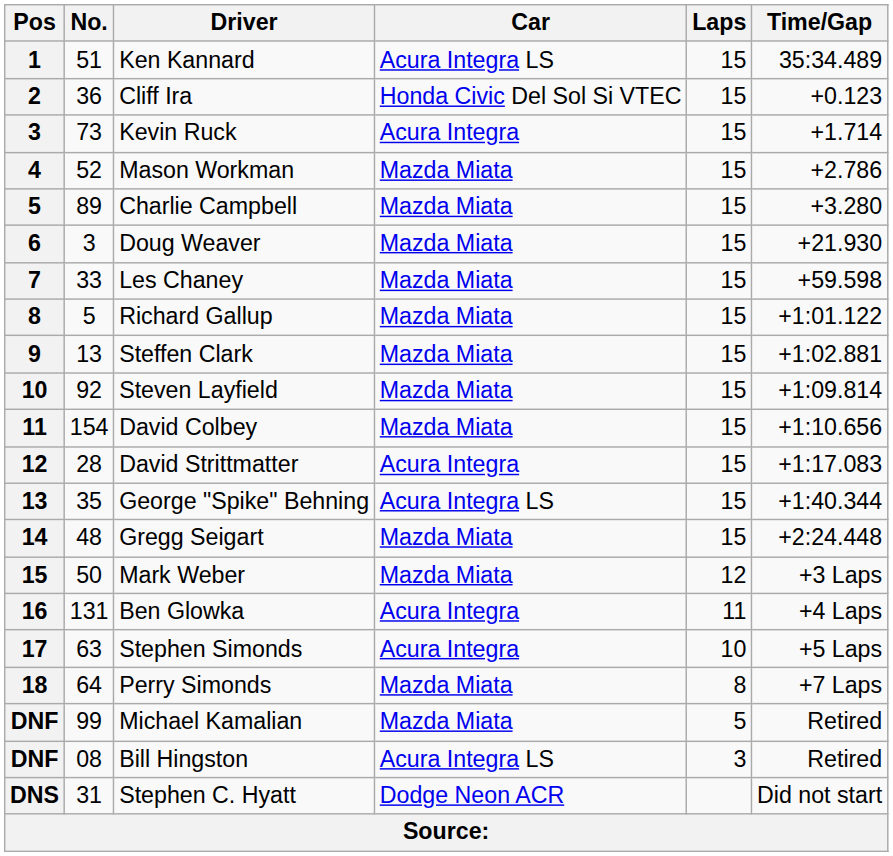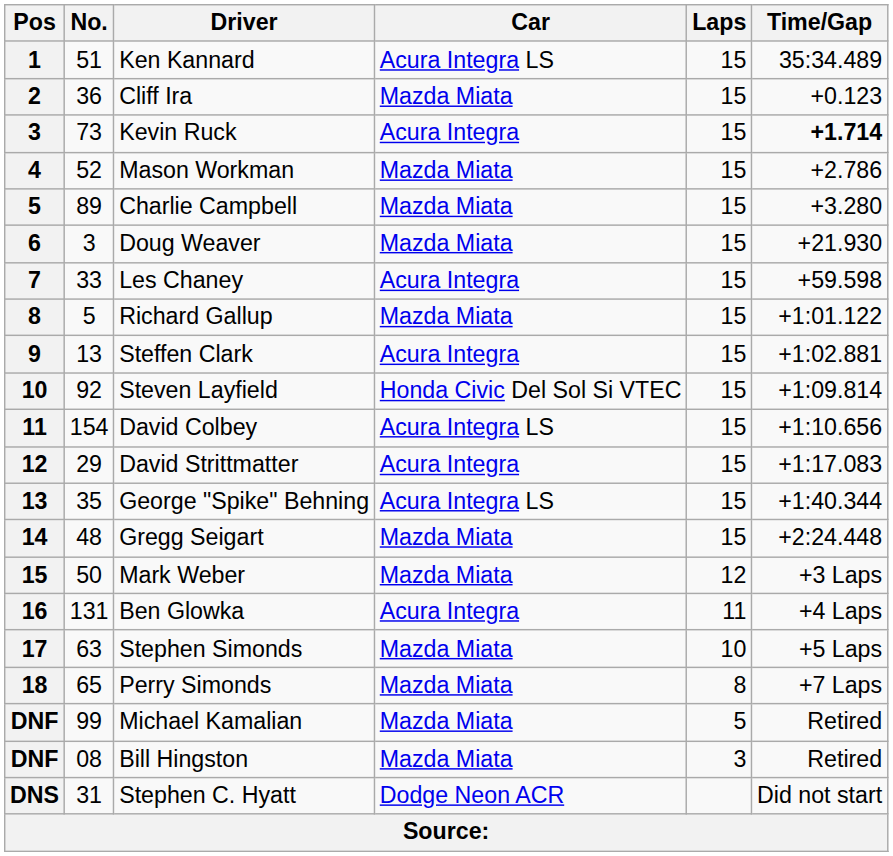(531, 96) Honda Civic Del Sol Si VTEC -> (446, 96) Mazda Miata
(846, 133) normal -> (846, 133) bold
(446, 280) Mazda Miata -> (449, 280) Acura Integra
(446, 354) Mazda Miata -> (449, 354) Acura Integra
(446, 390) Mazda Miata -> (531, 390) Honda Civic Del Sol Si VTEC
(446, 427) Mazda Miata -> (467, 427) Acura Integra LS
(89, 464) 28 -> (89, 464) 29
(449, 648) Acura Integra -> (446, 648) Mazda Miata
(89, 685) 64 -> (89, 685) 65
(467, 758) Acura Integra LS -> (446, 758) Mazda Miata
